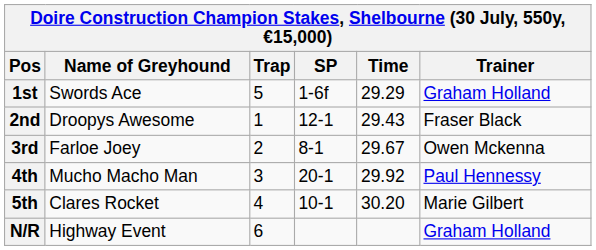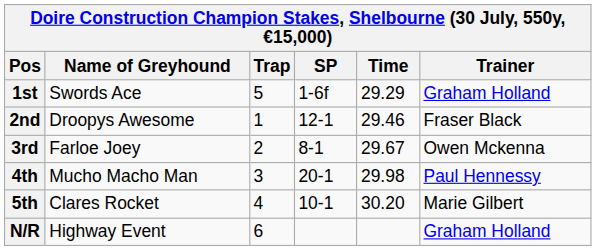(383, 120) 29.43 -> (383, 120) 29.46
(383, 176) 29.92 -> (383, 176) 29.98
